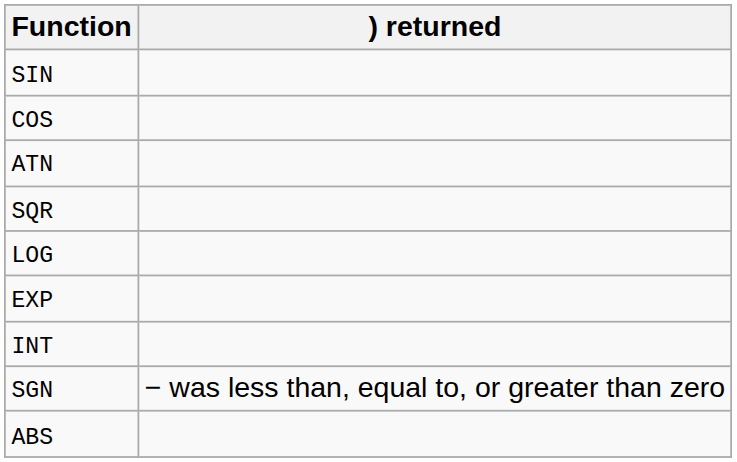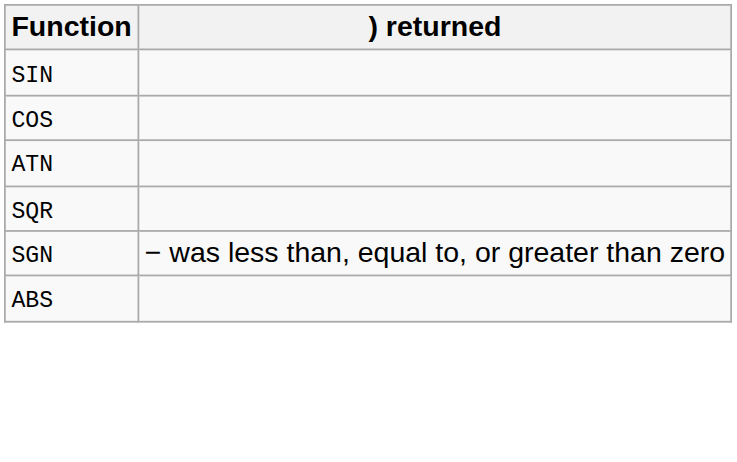- row: (32, 256)
- row: (32, 301)
- row: (32, 346)
